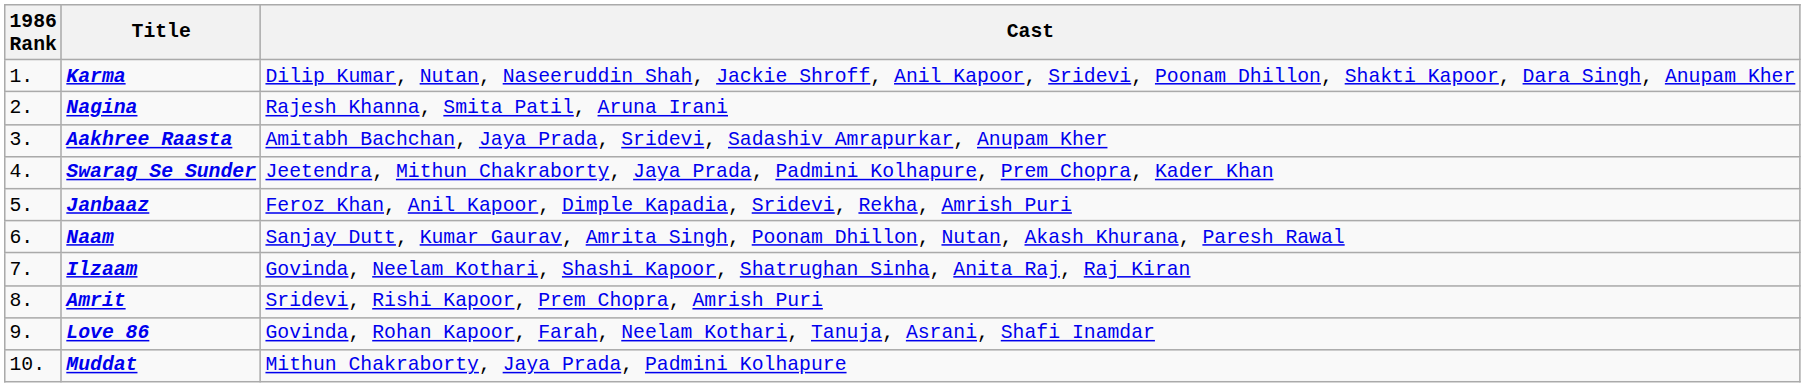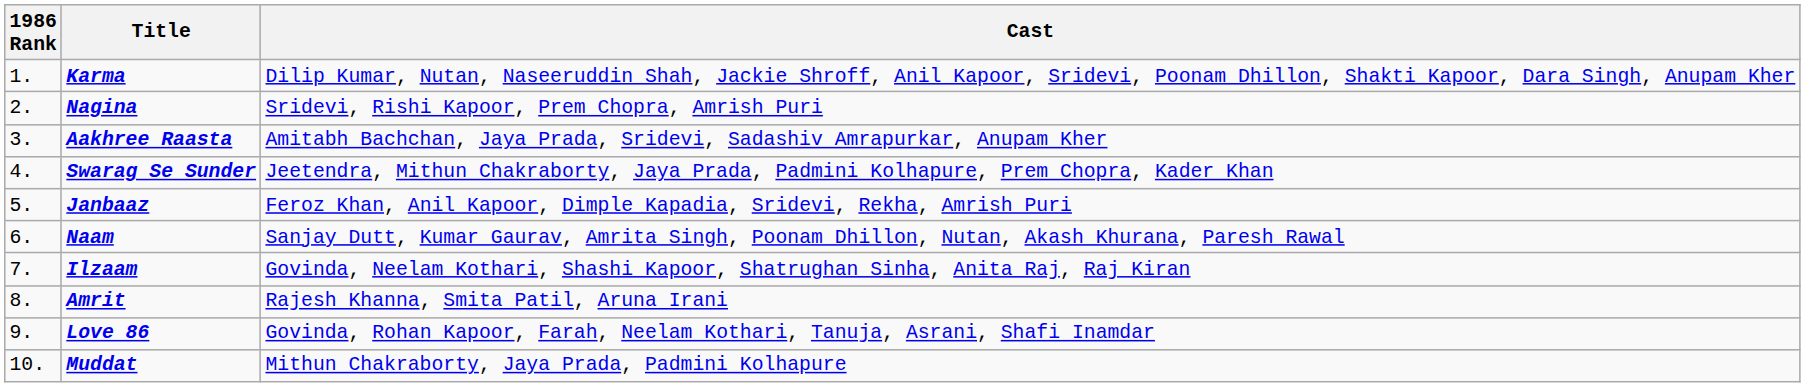(497, 108) Rajesh Khanna, Smita Patil, Aruna Irani -> (544, 108) Sridevi, Rishi Kapoor, Prem Chopra, Amrish Puri
(544, 301) Sridevi, Rishi Kapoor, Prem Chopra, Amrish Puri -> (497, 301) Rajesh Khanna, Smita Patil, Aruna Irani
